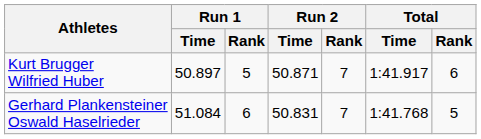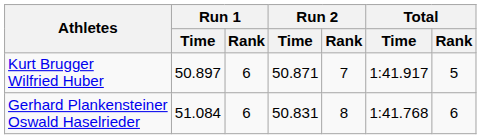(247, 73) 5 -> (247, 73) 6
(454, 73) 6 -> (454, 73) 5
(344, 114) 7 -> (344, 114) 8
(454, 114) 5 -> (454, 114) 6
